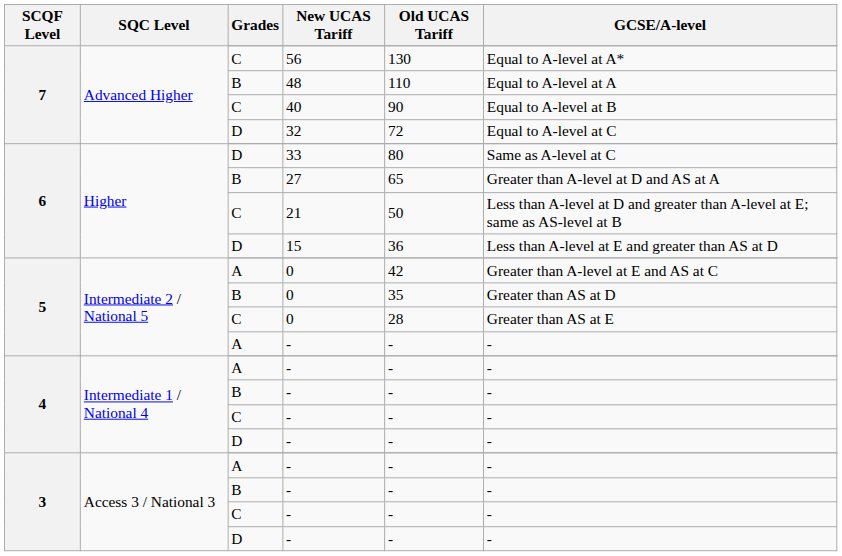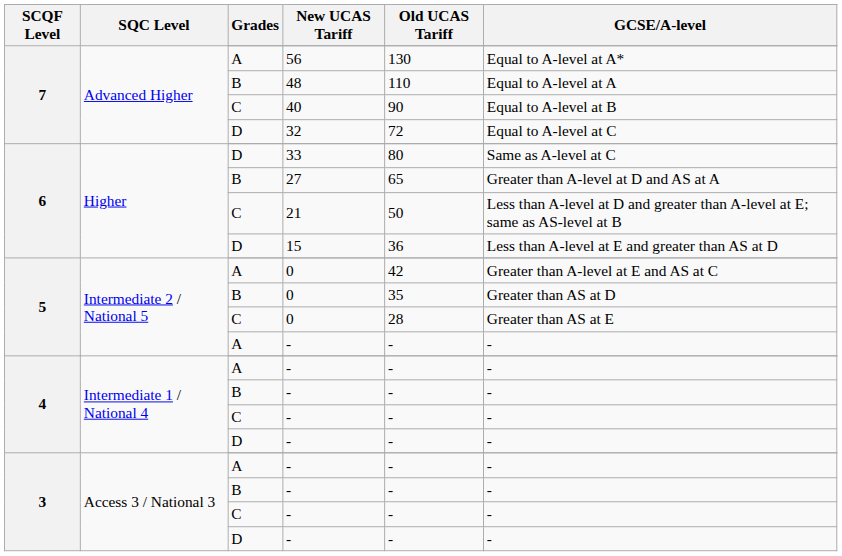(236, 58) C -> (237, 58) A
